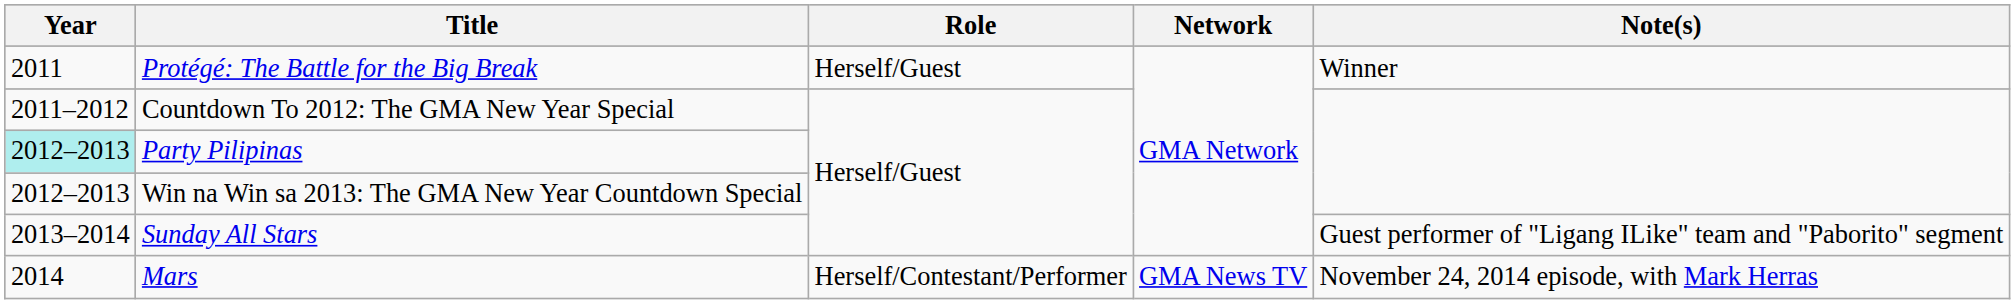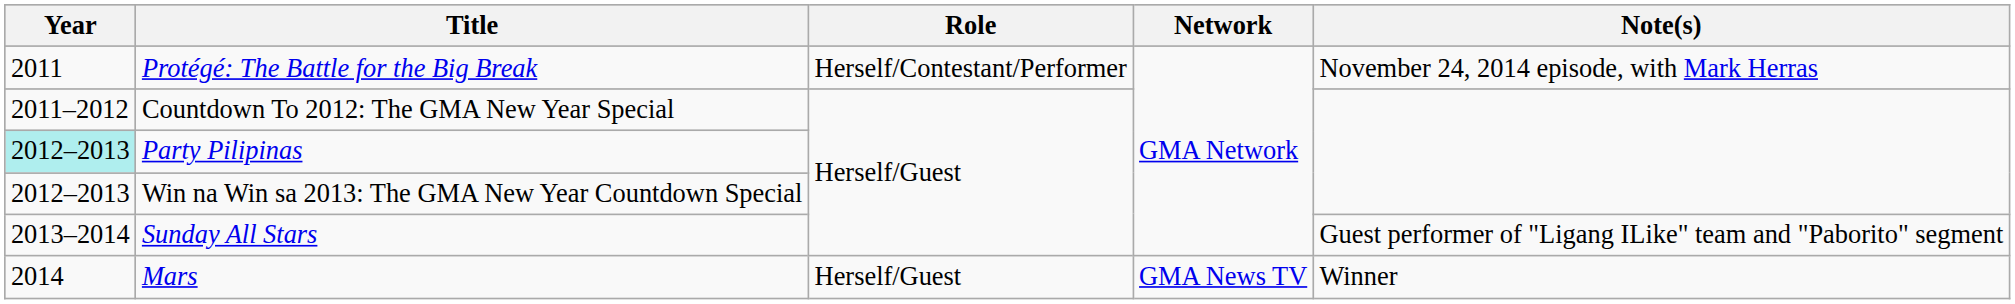(888, 67) Herself/Guest -> (971, 67) Herself/Contestant/Performer
(1358, 67) Winner -> (1569, 67) November 24, 2014 episode, with Mark Herras
(971, 276) Herself/Contestant/Performer -> (888, 276) Herself/Guest
(1569, 276) November 24, 2014 episode, with Mark Herras -> (1358, 276) Winner
